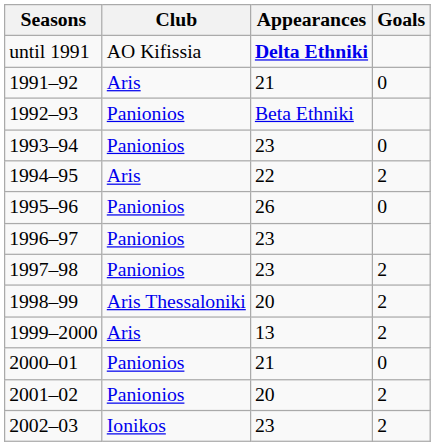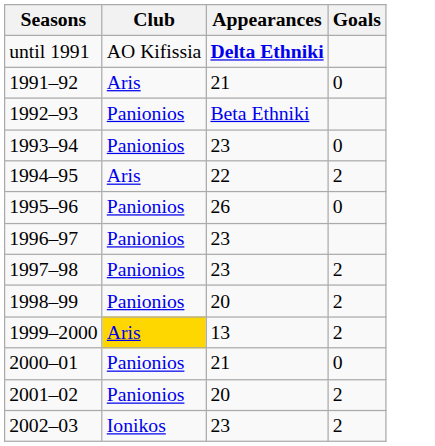(176, 301) Aris Thessaloniki -> (146, 301) Panionios
(124, 332) no background -> (124, 332) gold background
